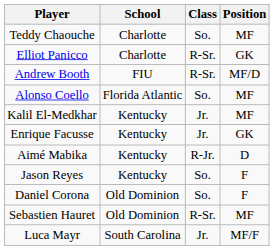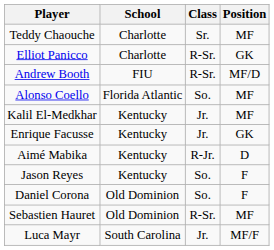(203, 34) So. -> (203, 34) Sr.
